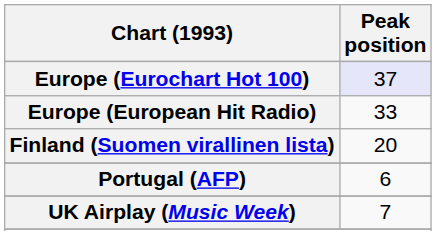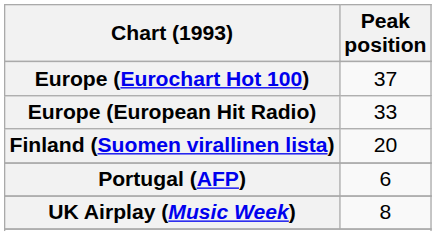(385, 78) lavender background -> (385, 78) no background
(385, 212) 7 -> (385, 212) 8
